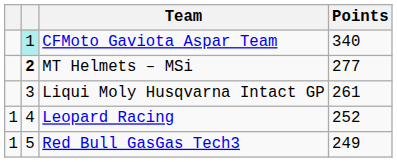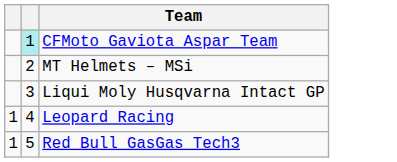- column: (360, 18)
(30, 68) bold -> (30, 68) normal
